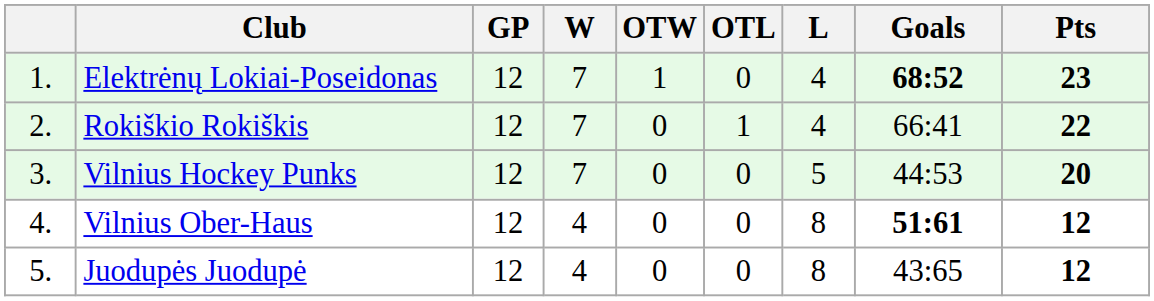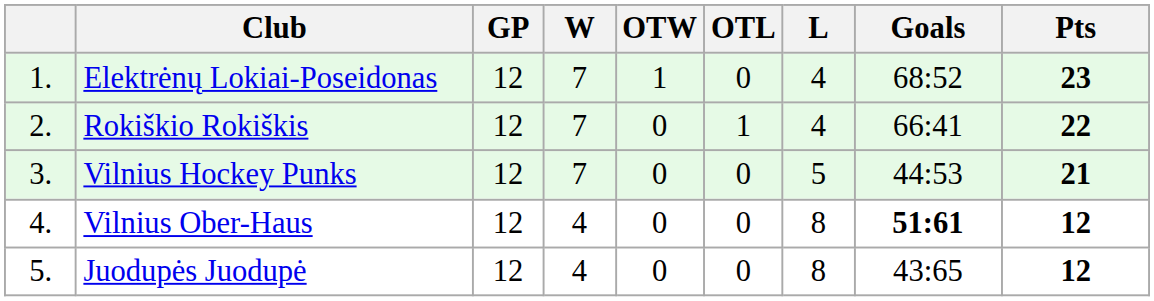(928, 77) bold -> (928, 77) normal
(1076, 174) 20 -> (1076, 174) 21
